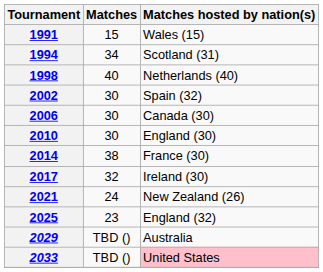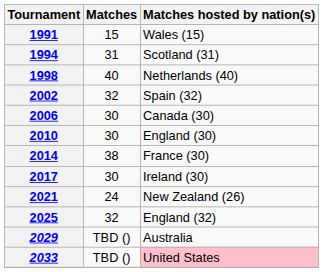(112, 55) 34 -> (112, 55) 31
(112, 96) 30 -> (112, 96) 32
(112, 176) 32 -> (112, 176) 30
(112, 217) 23 -> (112, 217) 32
